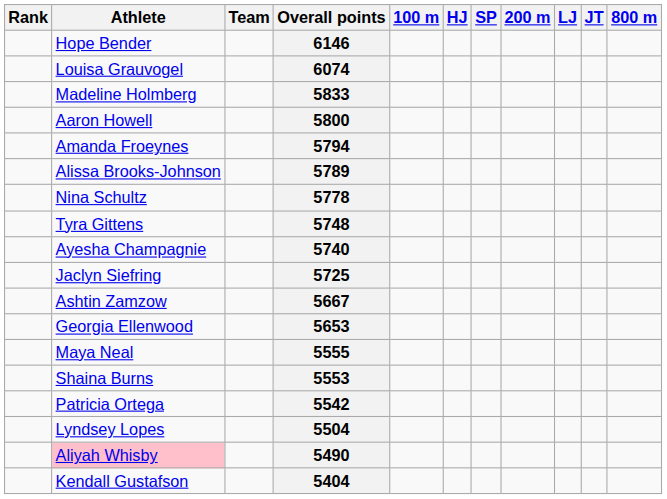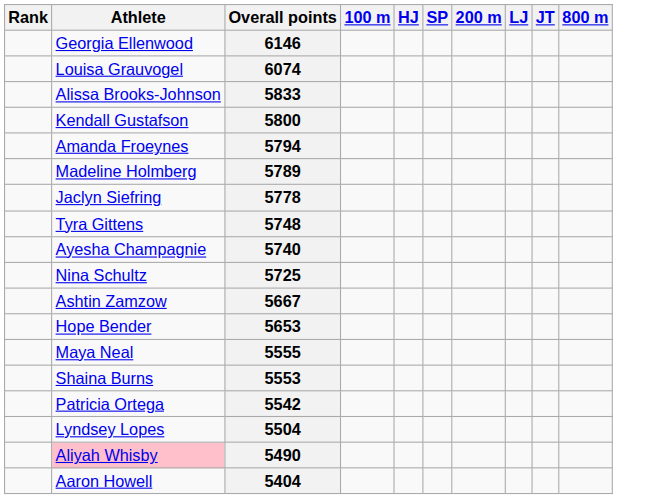- column: (249, 18)
(104, 43) Hope Bender -> (124, 43) Georgia Ellenwood
(126, 95) Madeline Holmberg -> (138, 95) Alissa Brooks-Johnson
(104, 121) Aaron Howell -> (122, 121) Kendall Gustafson
(138, 172) Alissa Brooks-Johnson -> (126, 172) Madeline Holmberg
(101, 198) Nina Schultz -> (108, 198) Jaclyn Siefring
(108, 275) Jaclyn Siefring -> (101, 275) Nina Schultz
(124, 327) Georgia Ellenwood -> (104, 327) Hope Bender
(122, 481) Kendall Gustafson -> (104, 481) Aaron Howell
